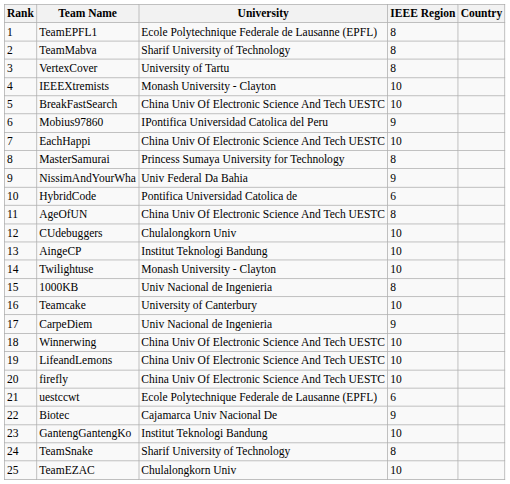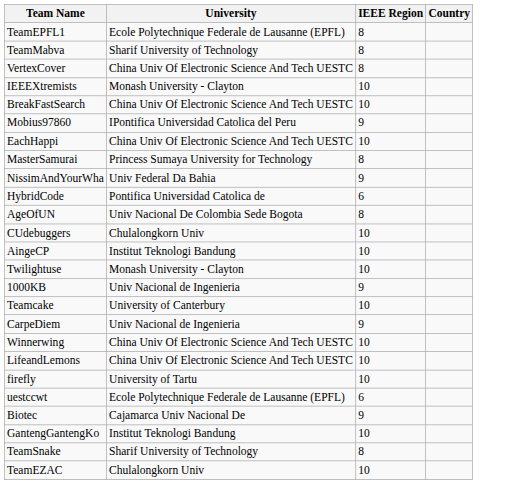- column: (20, 13)
(185, 68) University of Tartu -> (231, 68) China Univ Of Electronic Science And Tech UESTC
(263, 214) China Univ Of Electronic Science And Tech UESTC -> (206, 214) Univ Nacional De Colombia Sede Bogota
(393, 287) 8 -> (361, 287) 9
(263, 379) China Univ Of Electronic Science And Tech UESTC -> (153, 379) University of Tartu
